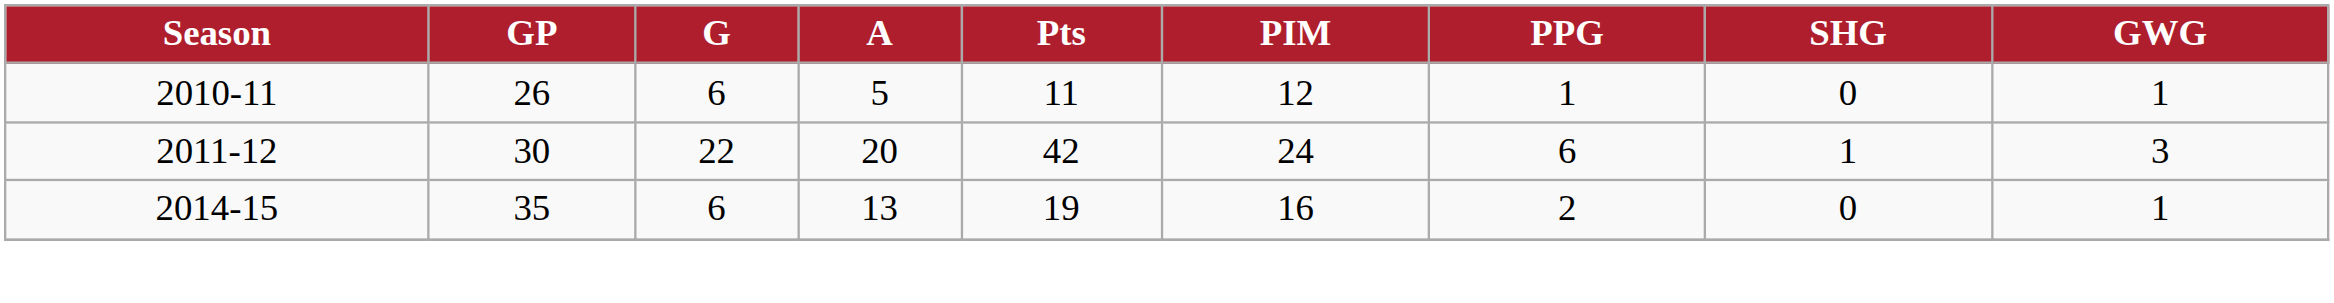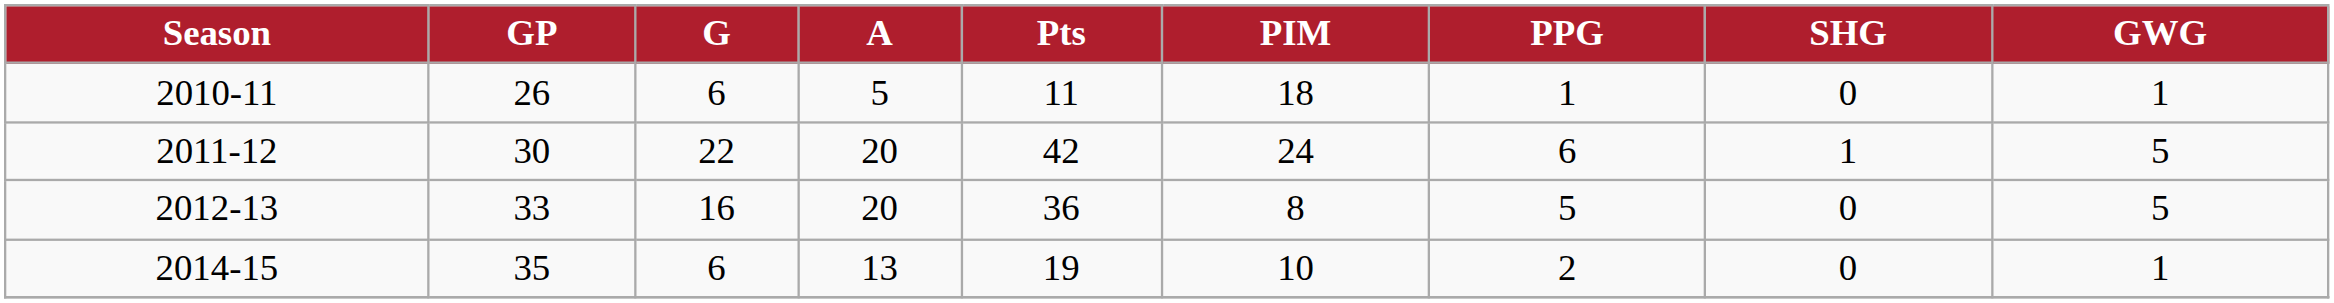(1296, 92) 12 -> (1296, 92) 18
(2160, 150) 3 -> (2160, 150) 5
+ row: (217, 208)
(1296, 208) 16 -> (1296, 267) 10
